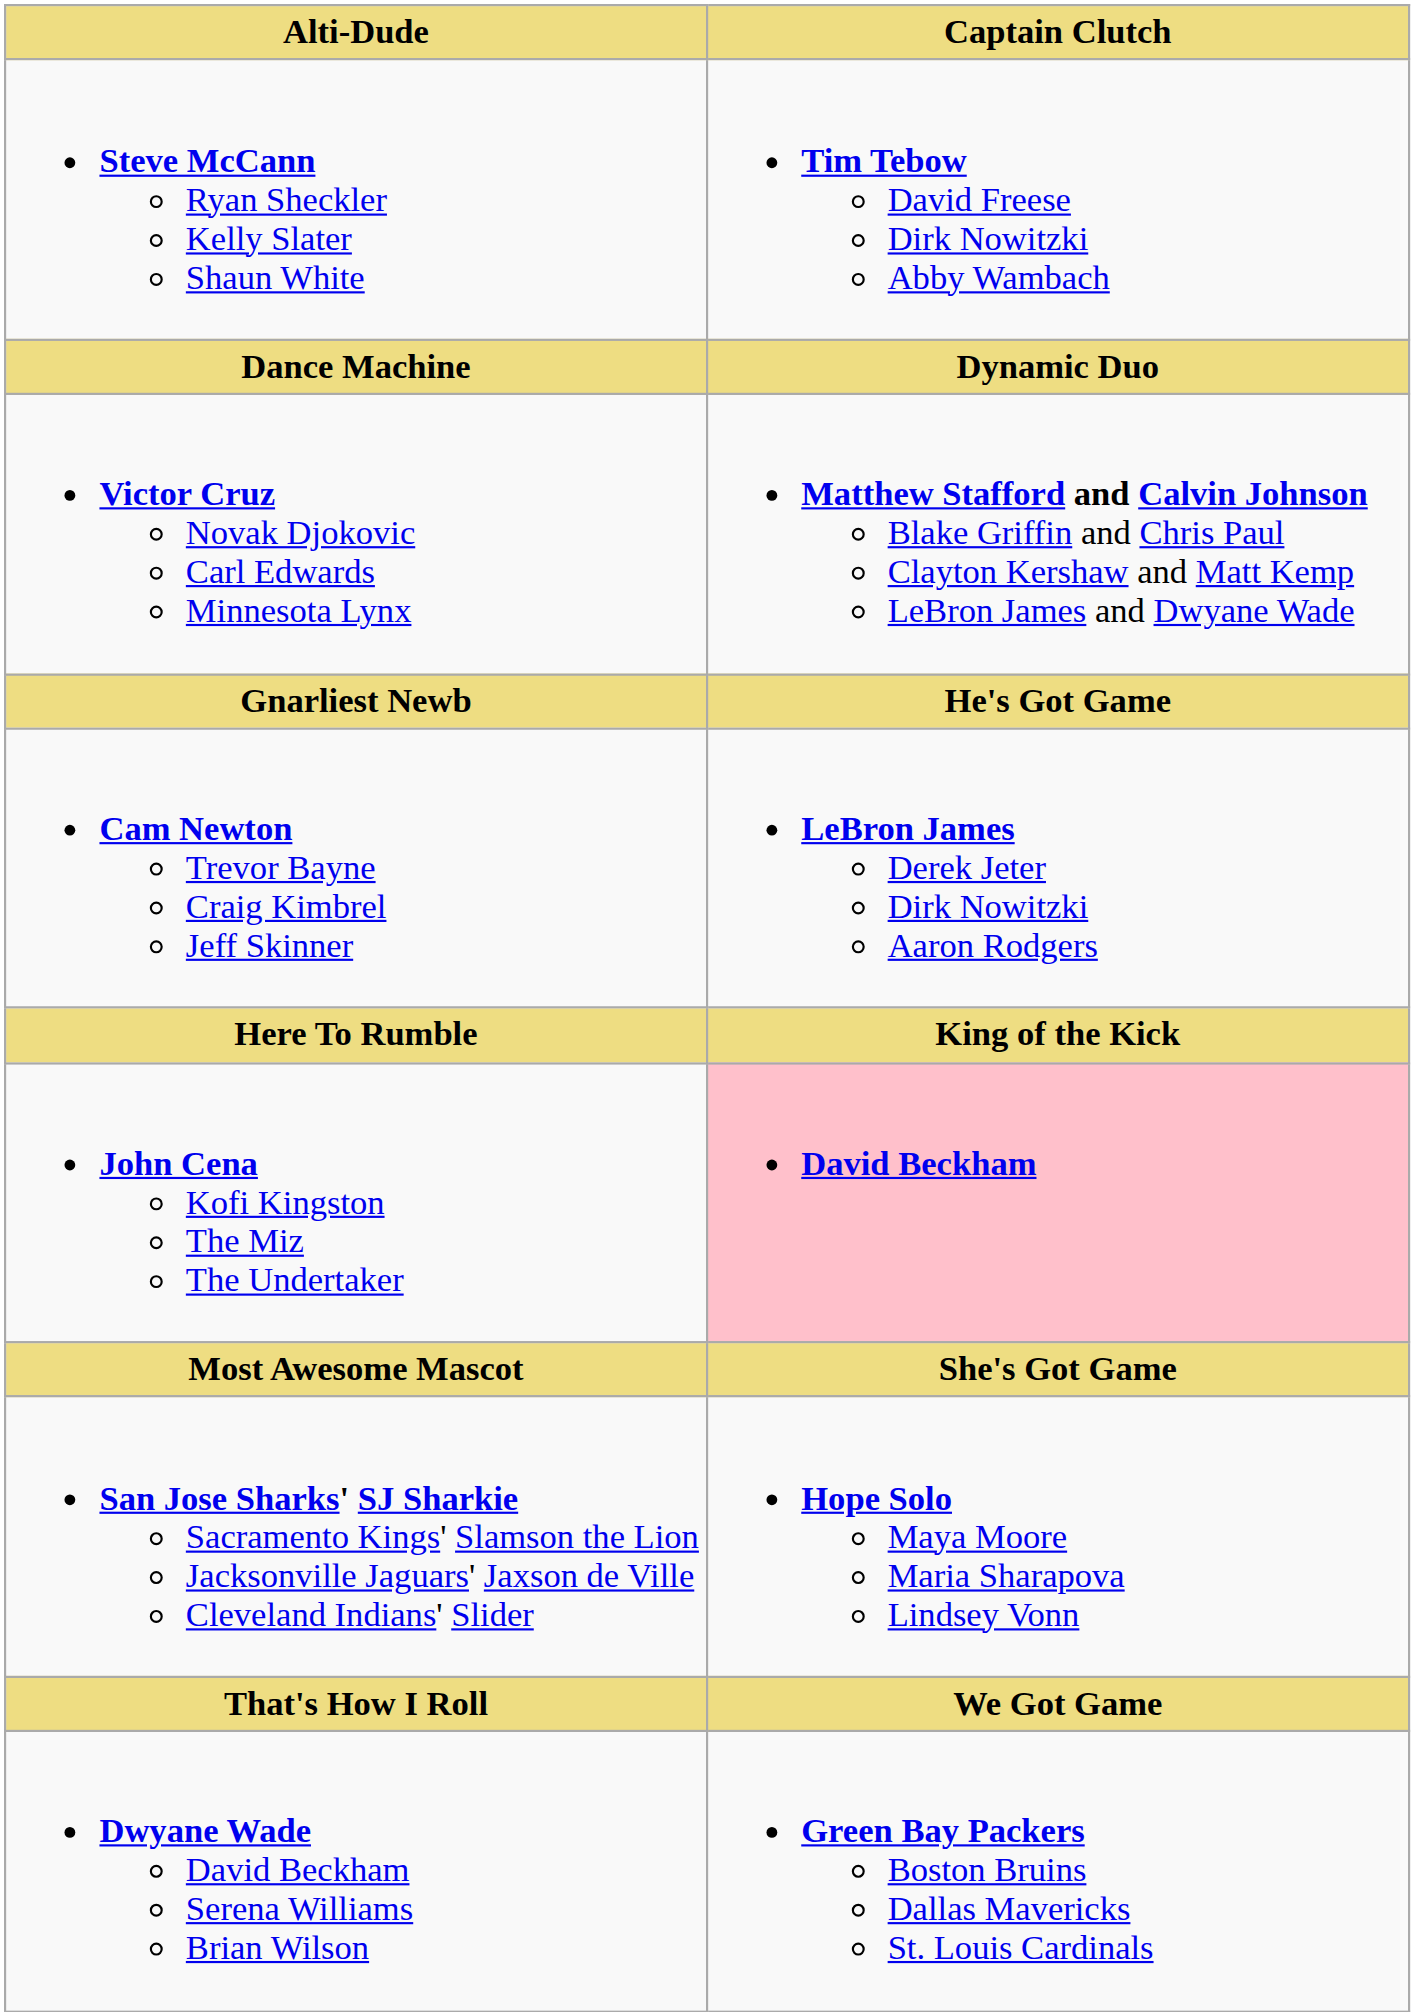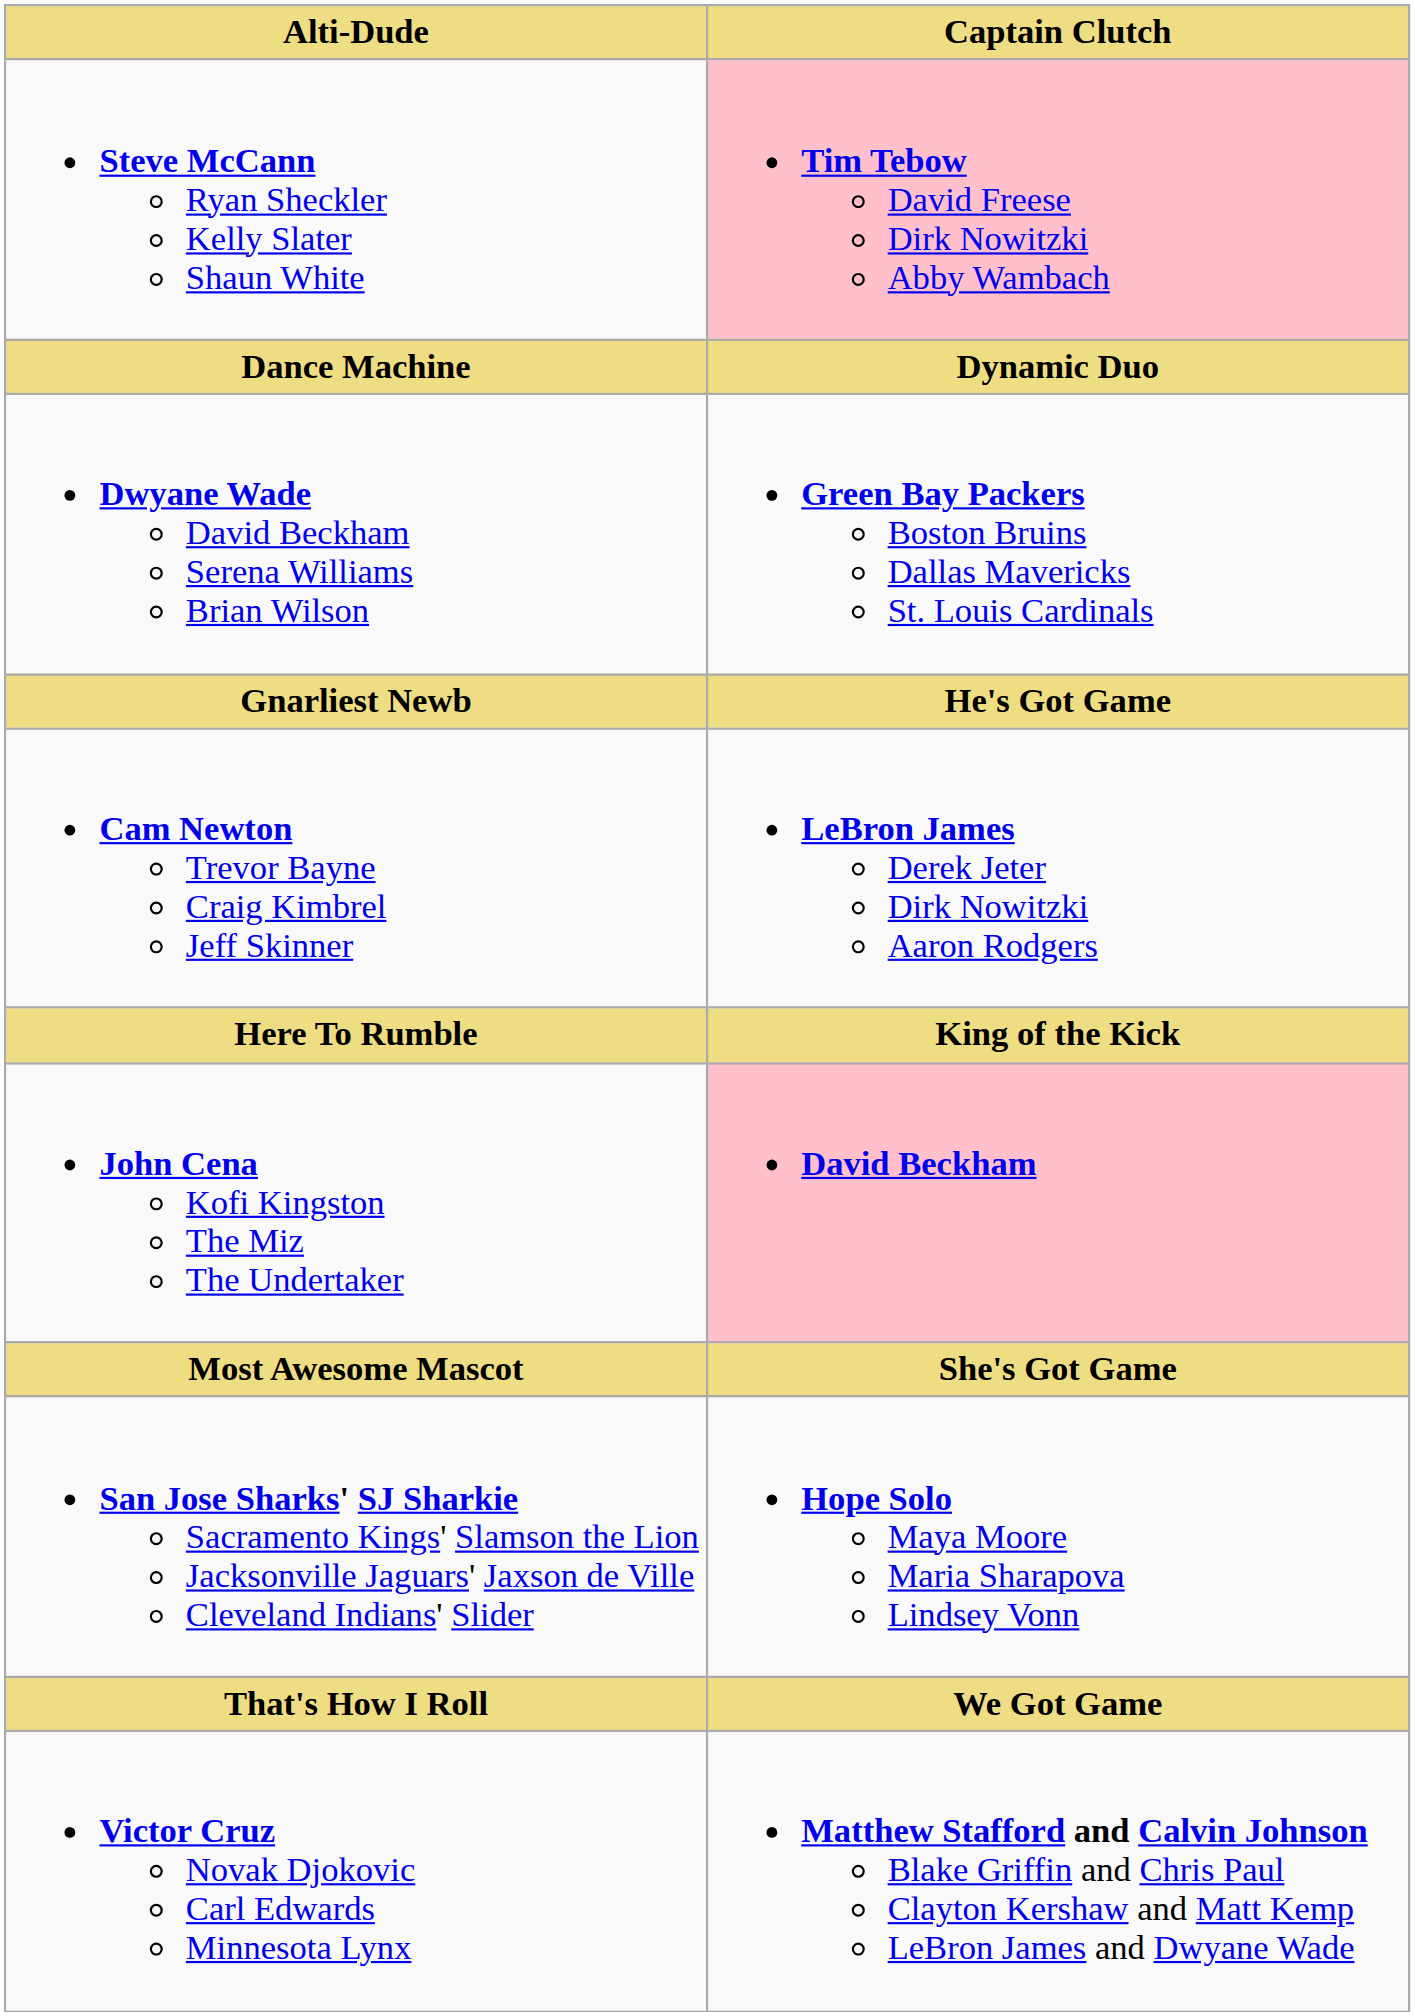(1058, 219) no background -> (1058, 219) pink background
rows swapped: (356, 553) <-> (356, 1890)
